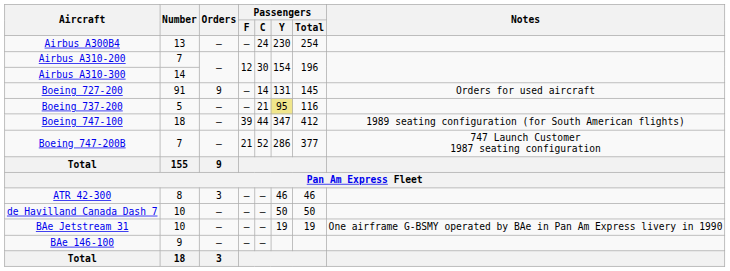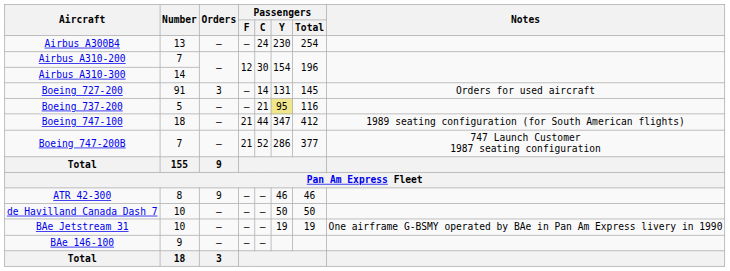(219, 91) 9 -> (219, 91) 3
(247, 122) 39 -> (247, 122) 21
(219, 196) 3 -> (219, 196) 9
